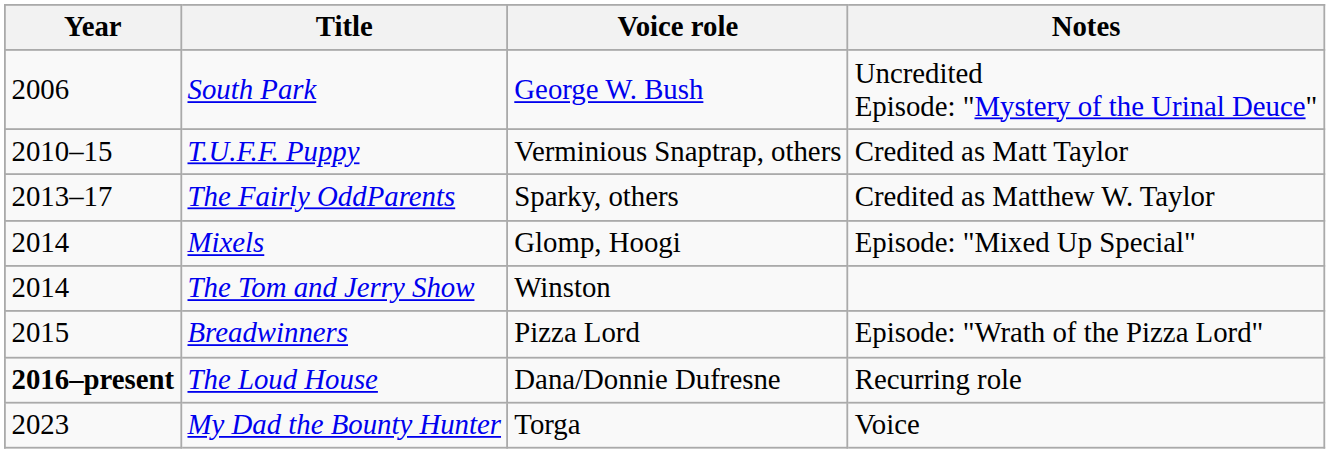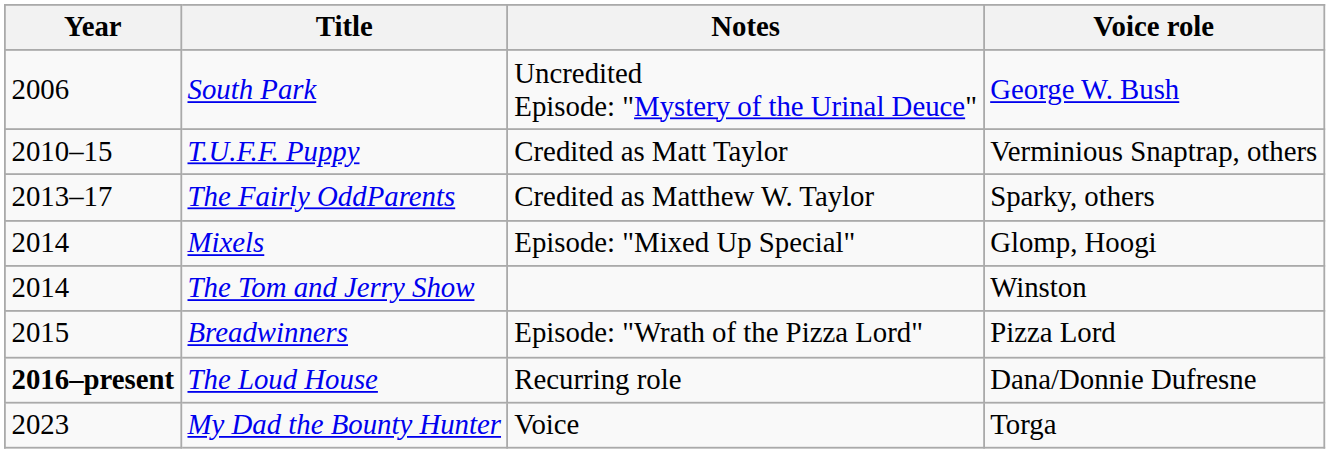columns swapped: (678, 27) <-> (1086, 27)
